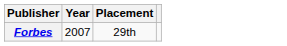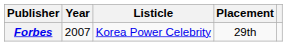+ column: (153, 13)
